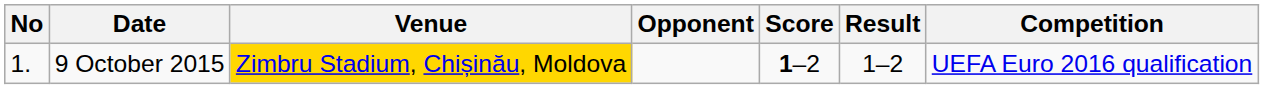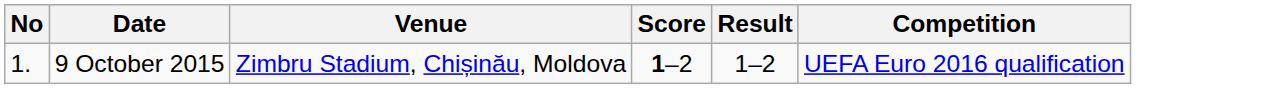- column: (696, 24)
(431, 63) gold background -> (431, 63) no background
